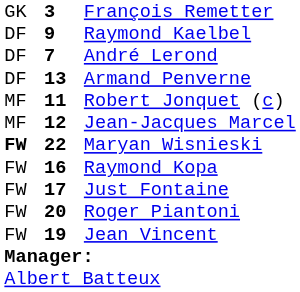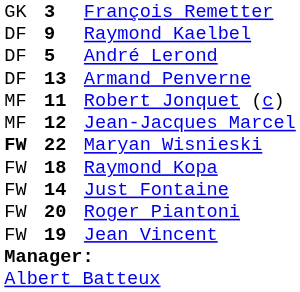(50, 57) 7 -> (50, 57) 5
(55, 168) 16 -> (55, 168) 18
(55, 190) 17 -> (55, 190) 14
